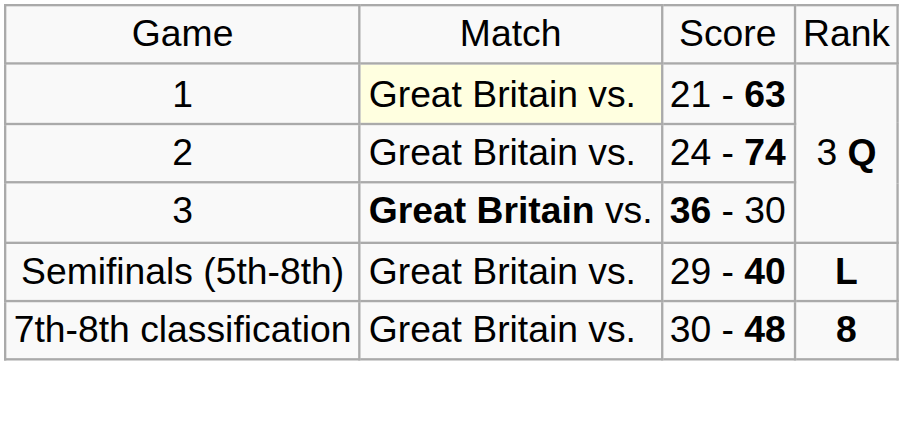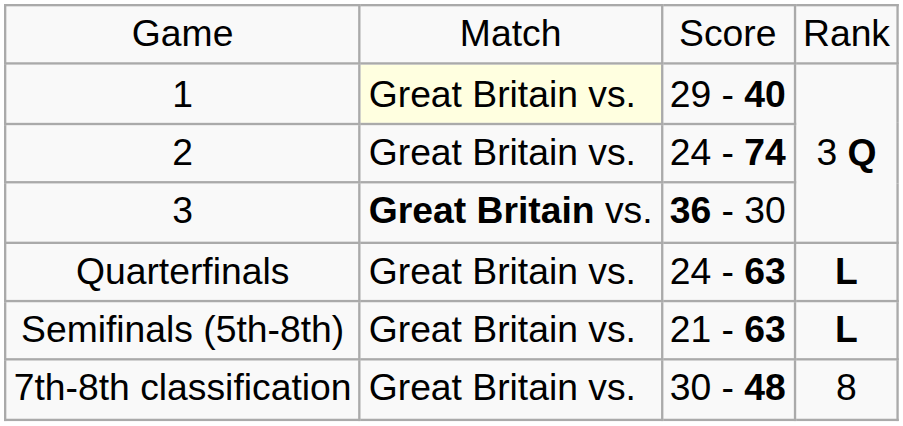(728, 93) 21 - 63 -> (728, 93) 29 - 40
+ row: (183, 270)
(728, 270) 29 - 40 -> (728, 329) 21 - 63
(846, 329) bold -> (846, 388) normal
